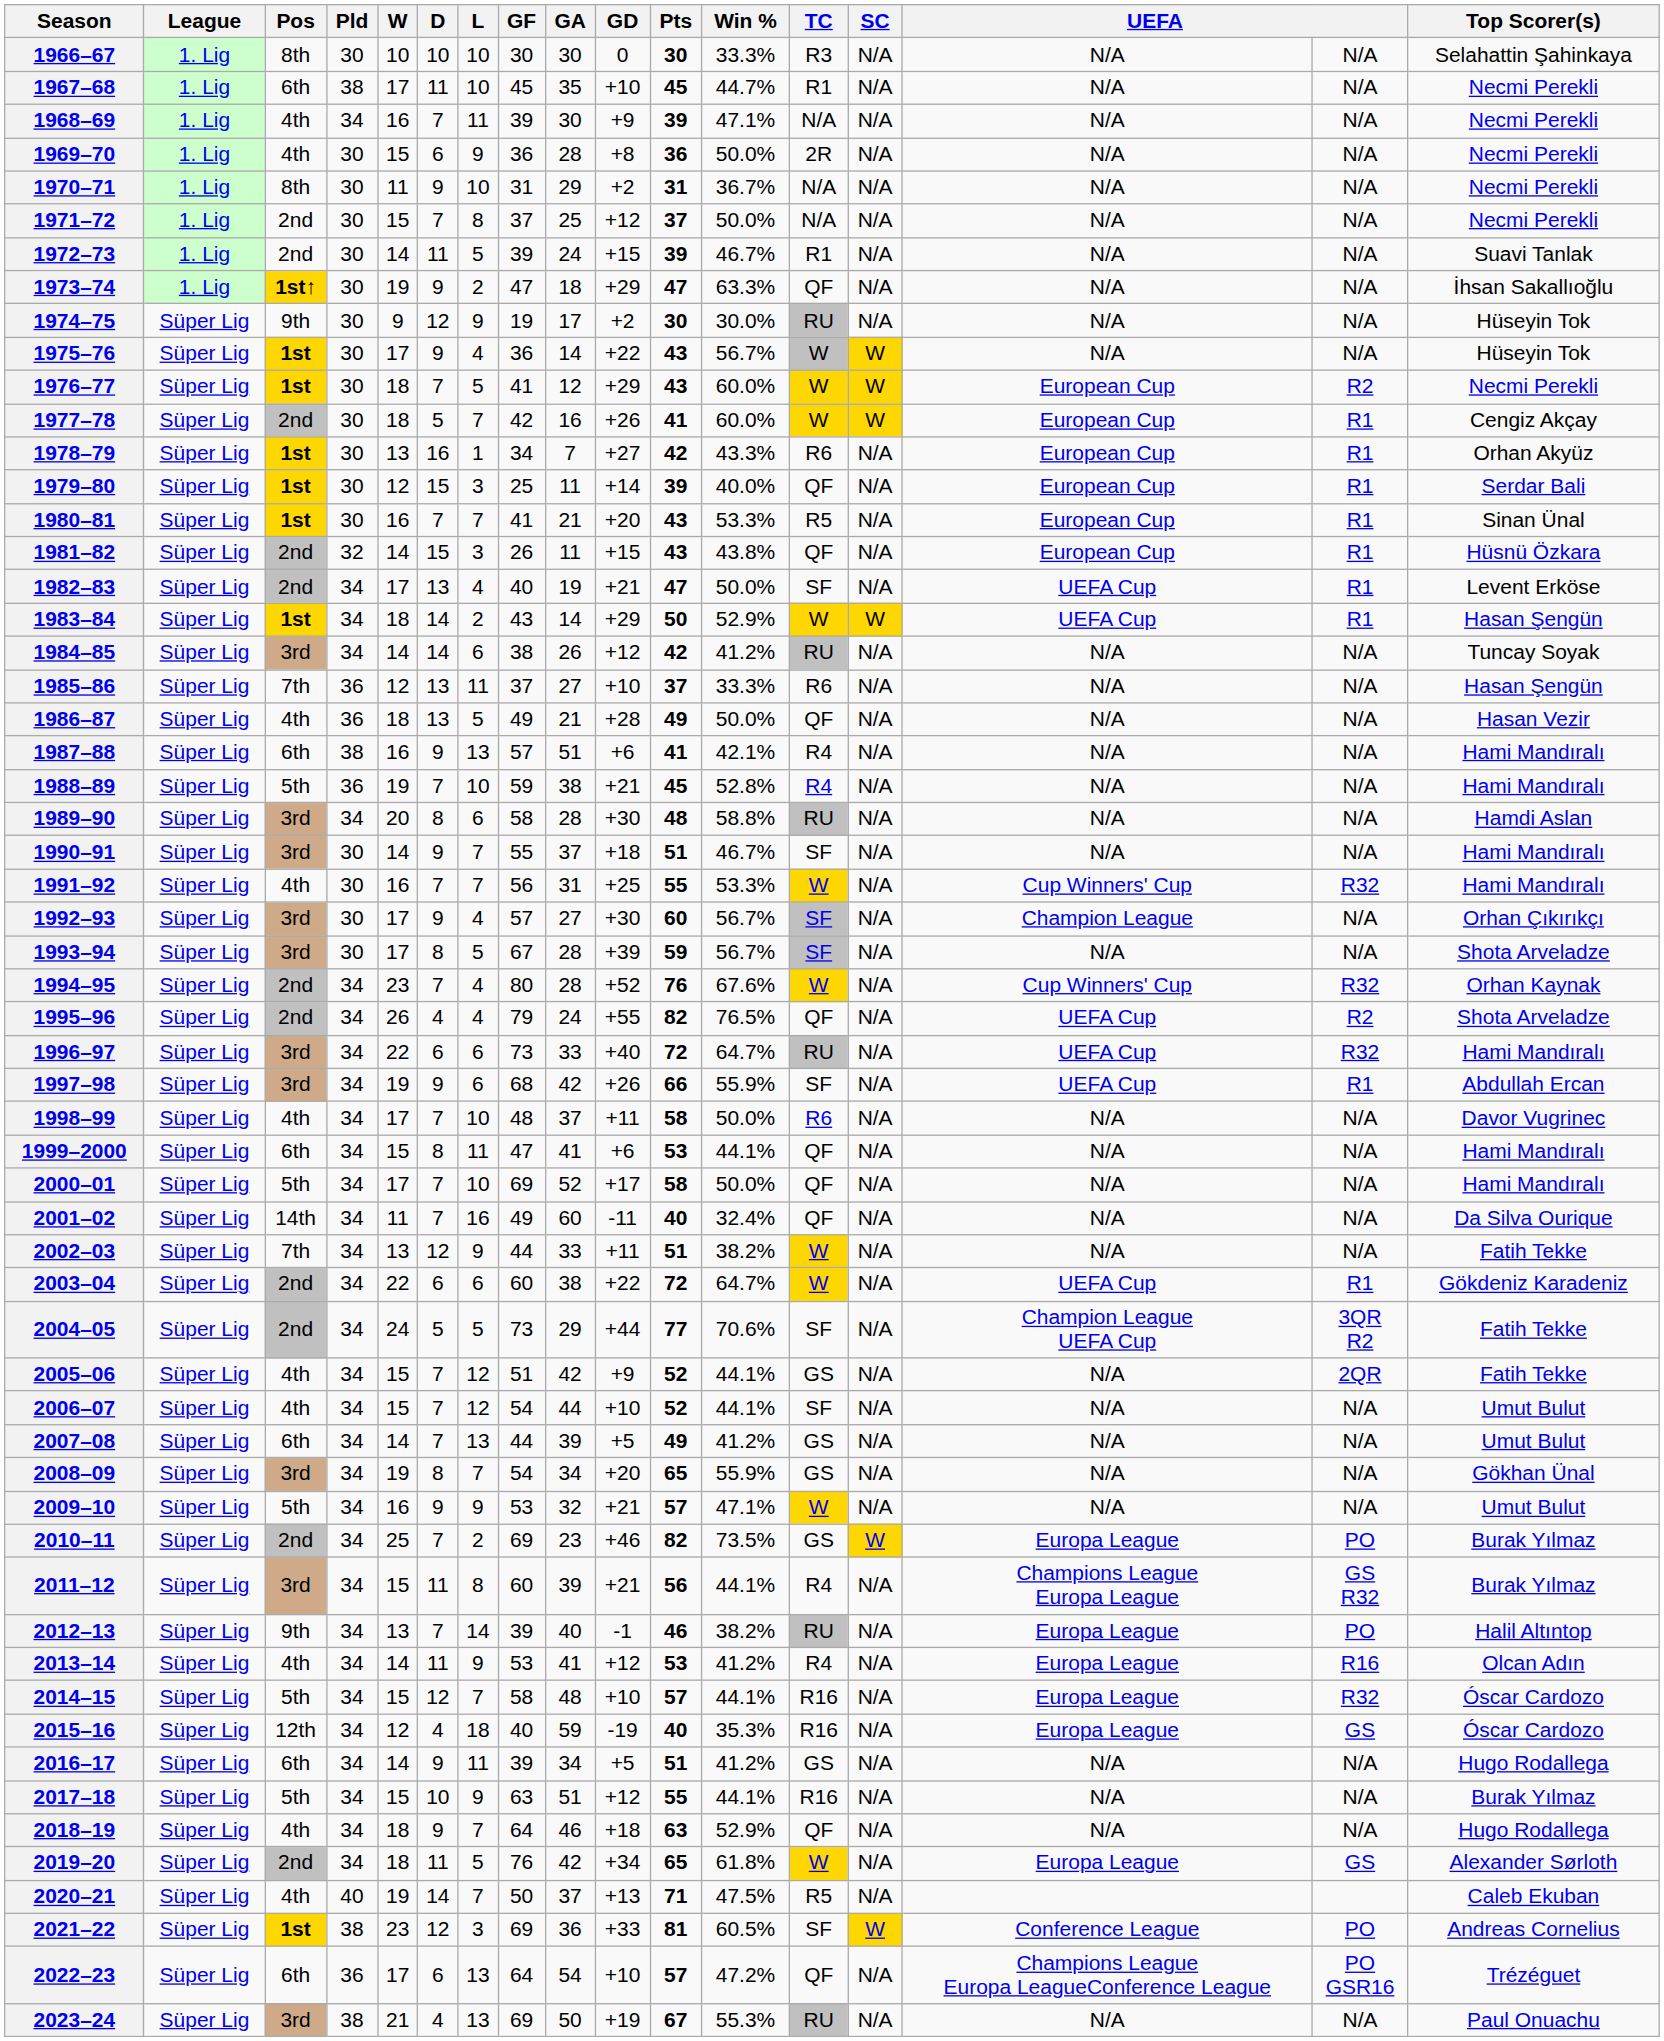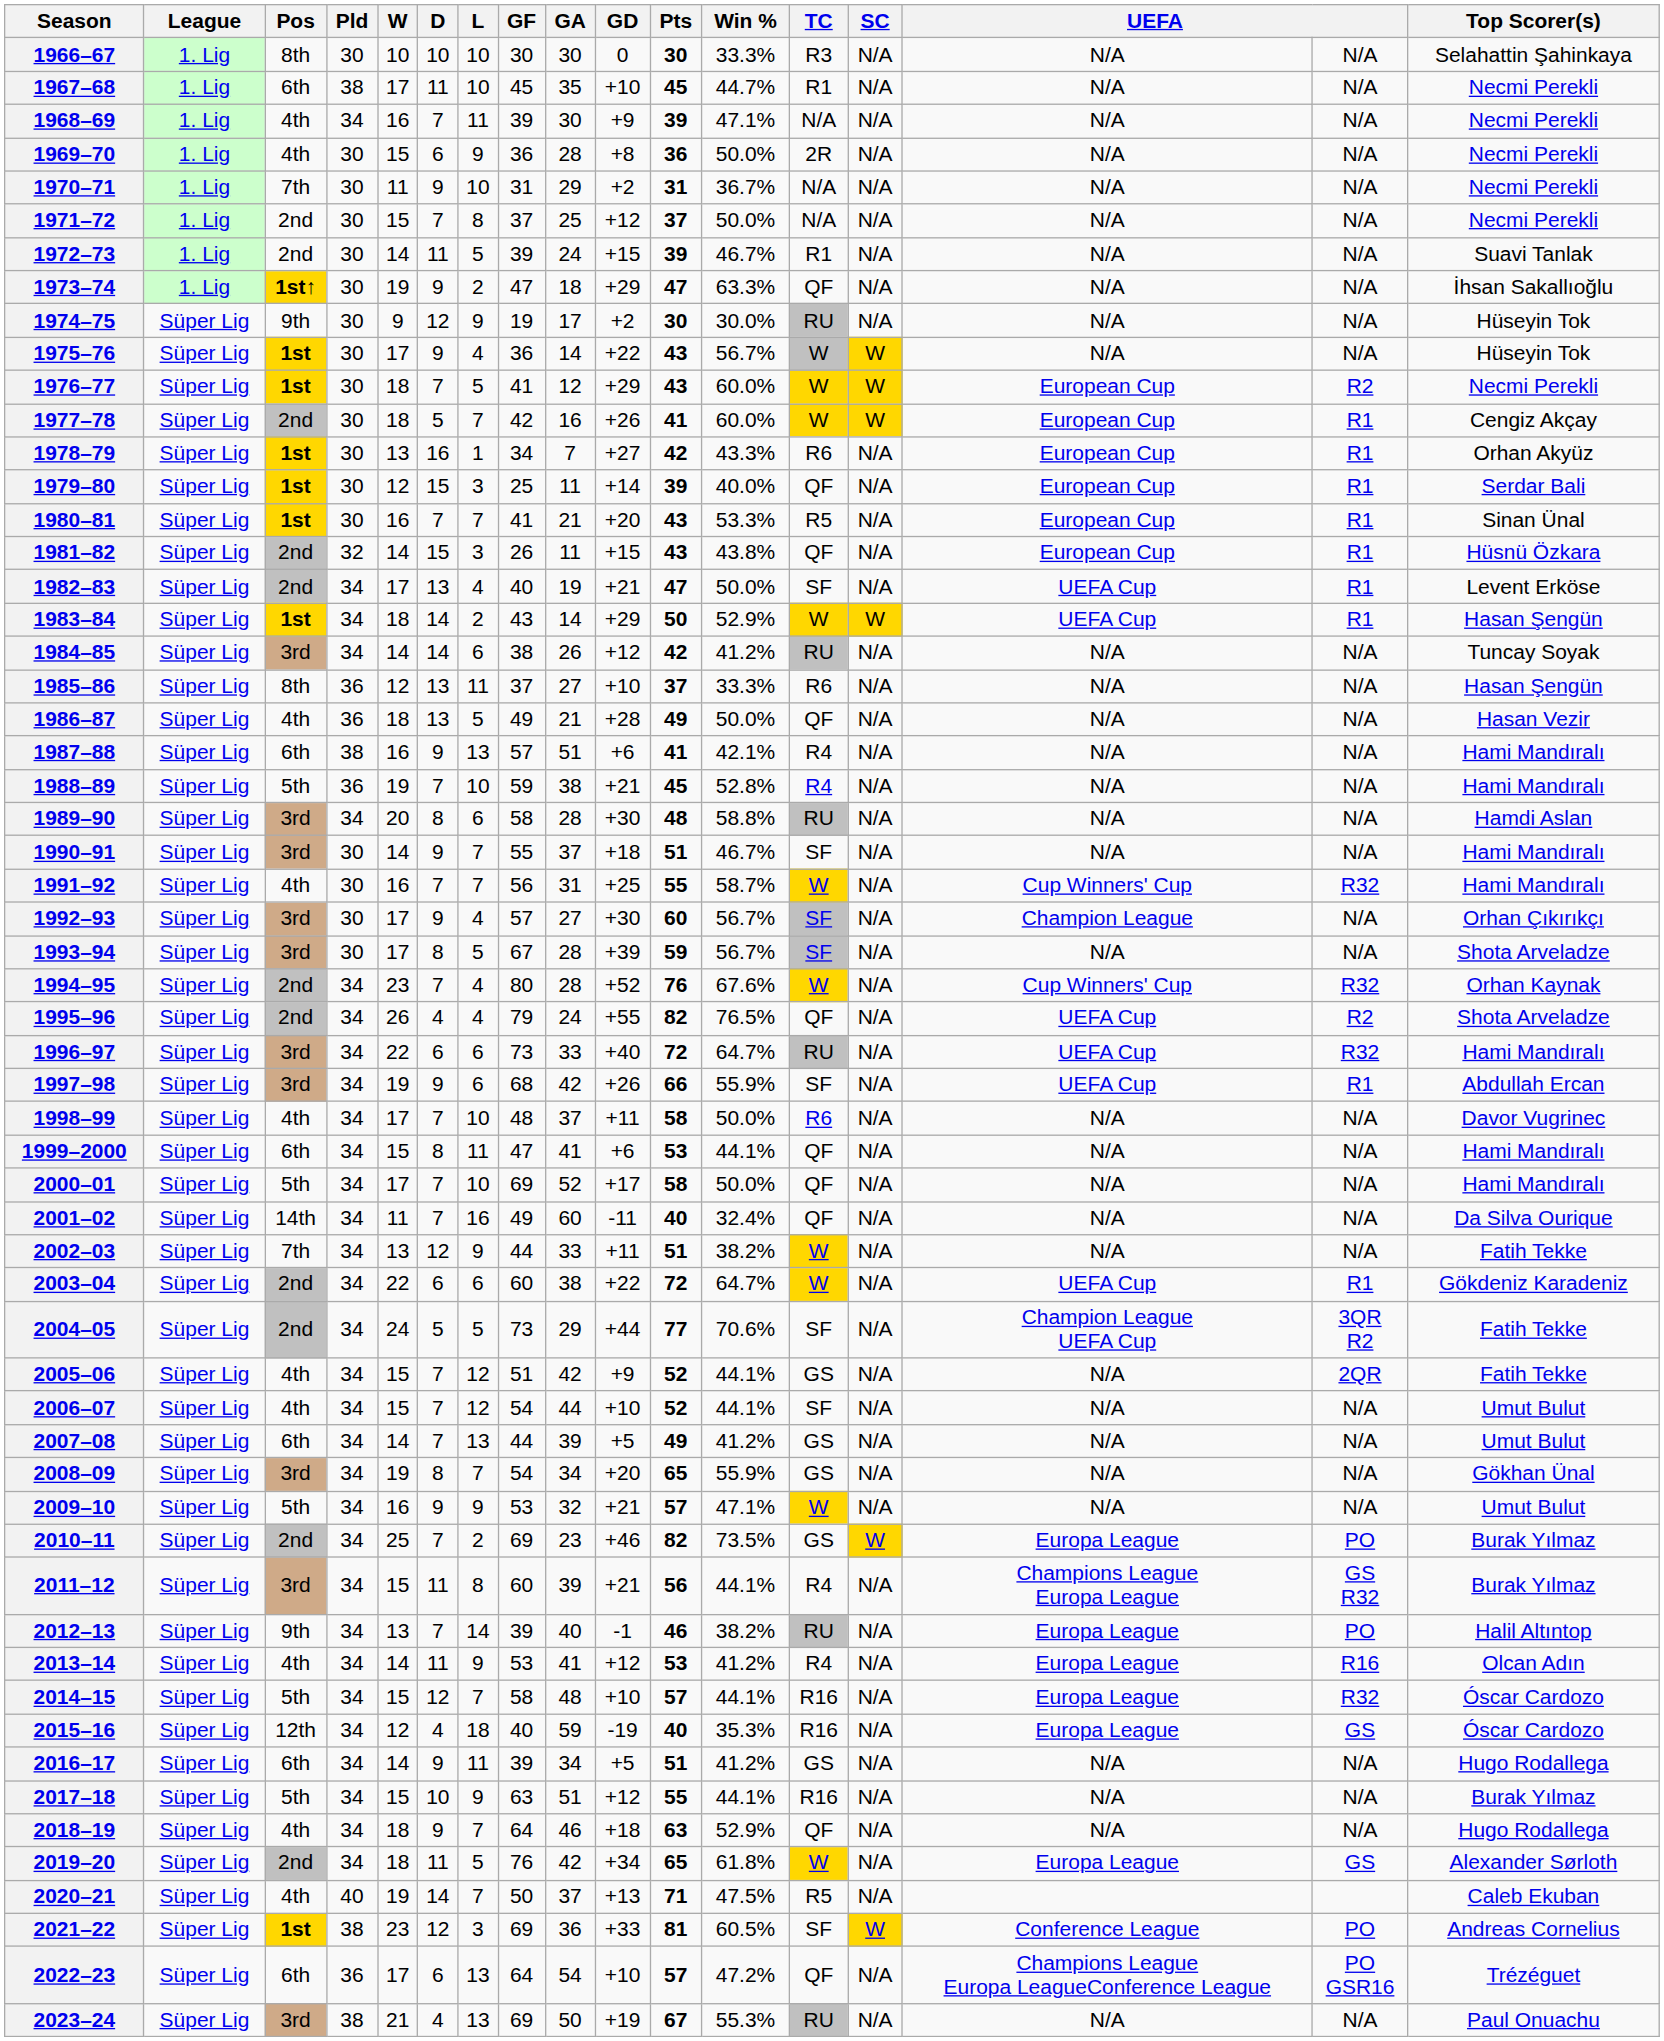(296, 187) 8th -> (296, 187) 7th
(296, 685) 7th -> (296, 685) 8th
(745, 885) 53.3% -> (745, 885) 58.7%
